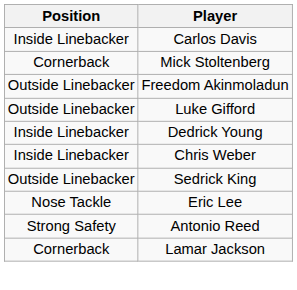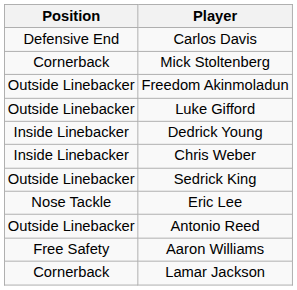(71, 39) Inside Linebacker -> (71, 39) Defensive End
(71, 226) Strong Safety -> (71, 226) Outside Linebacker
+ row: (215, 249)
